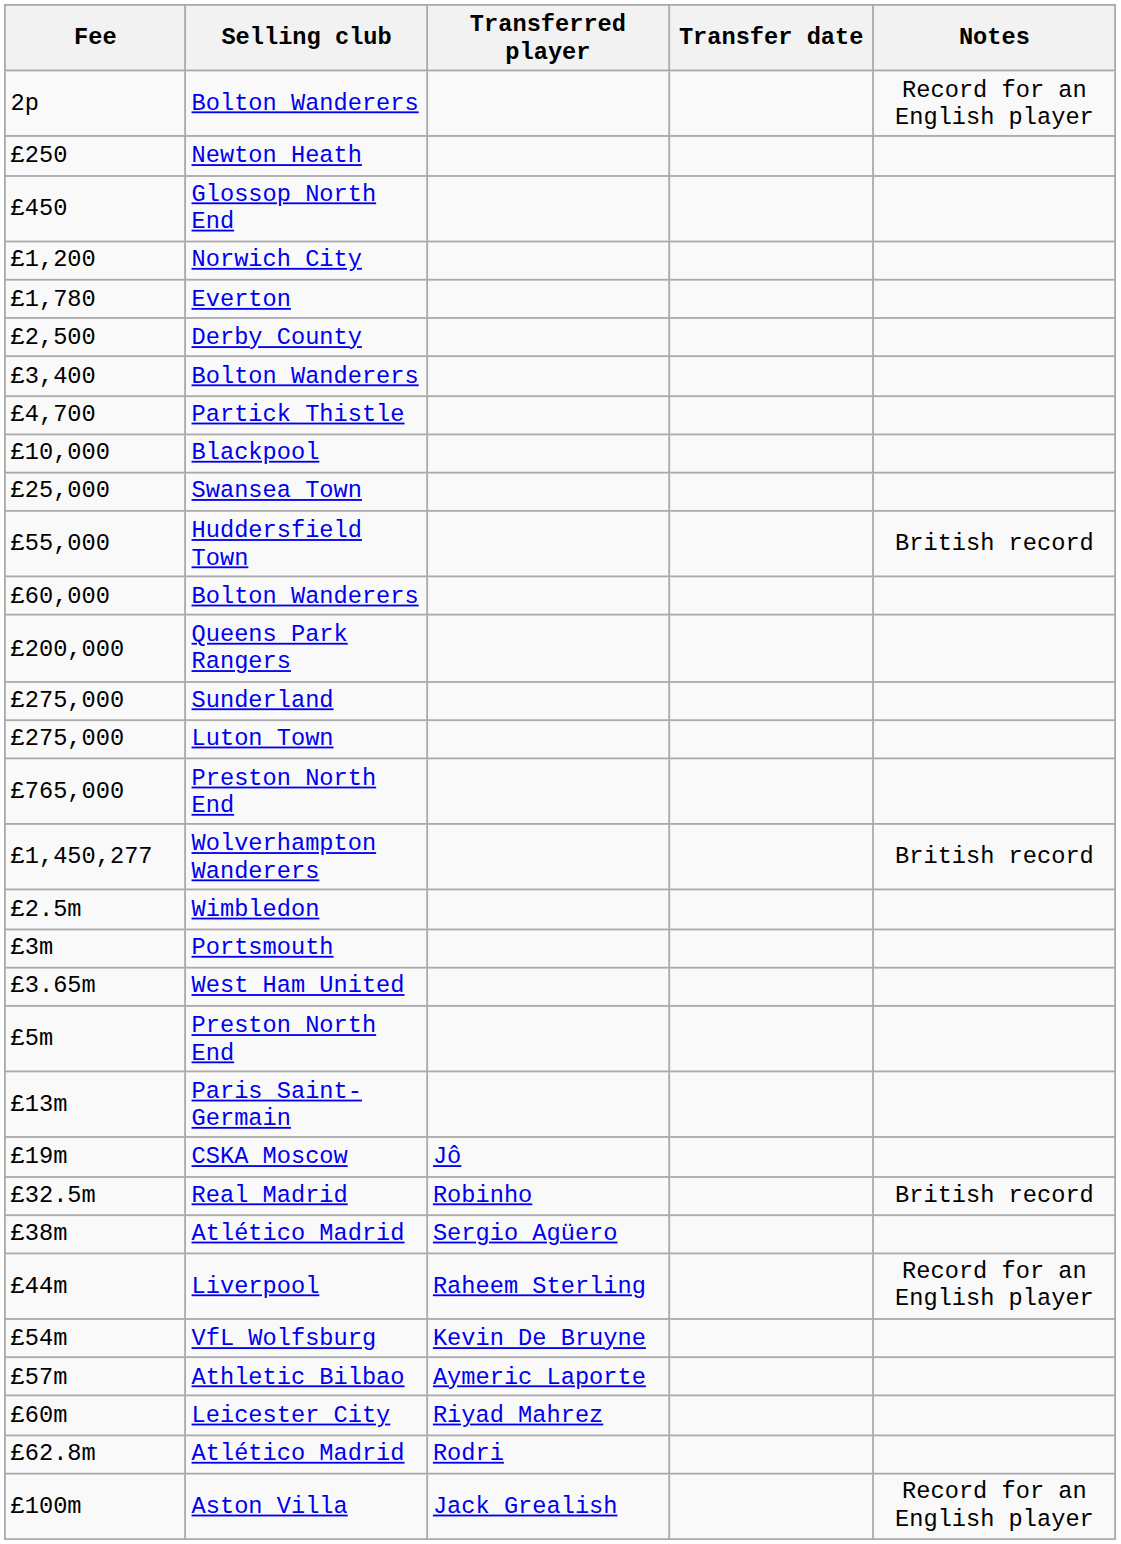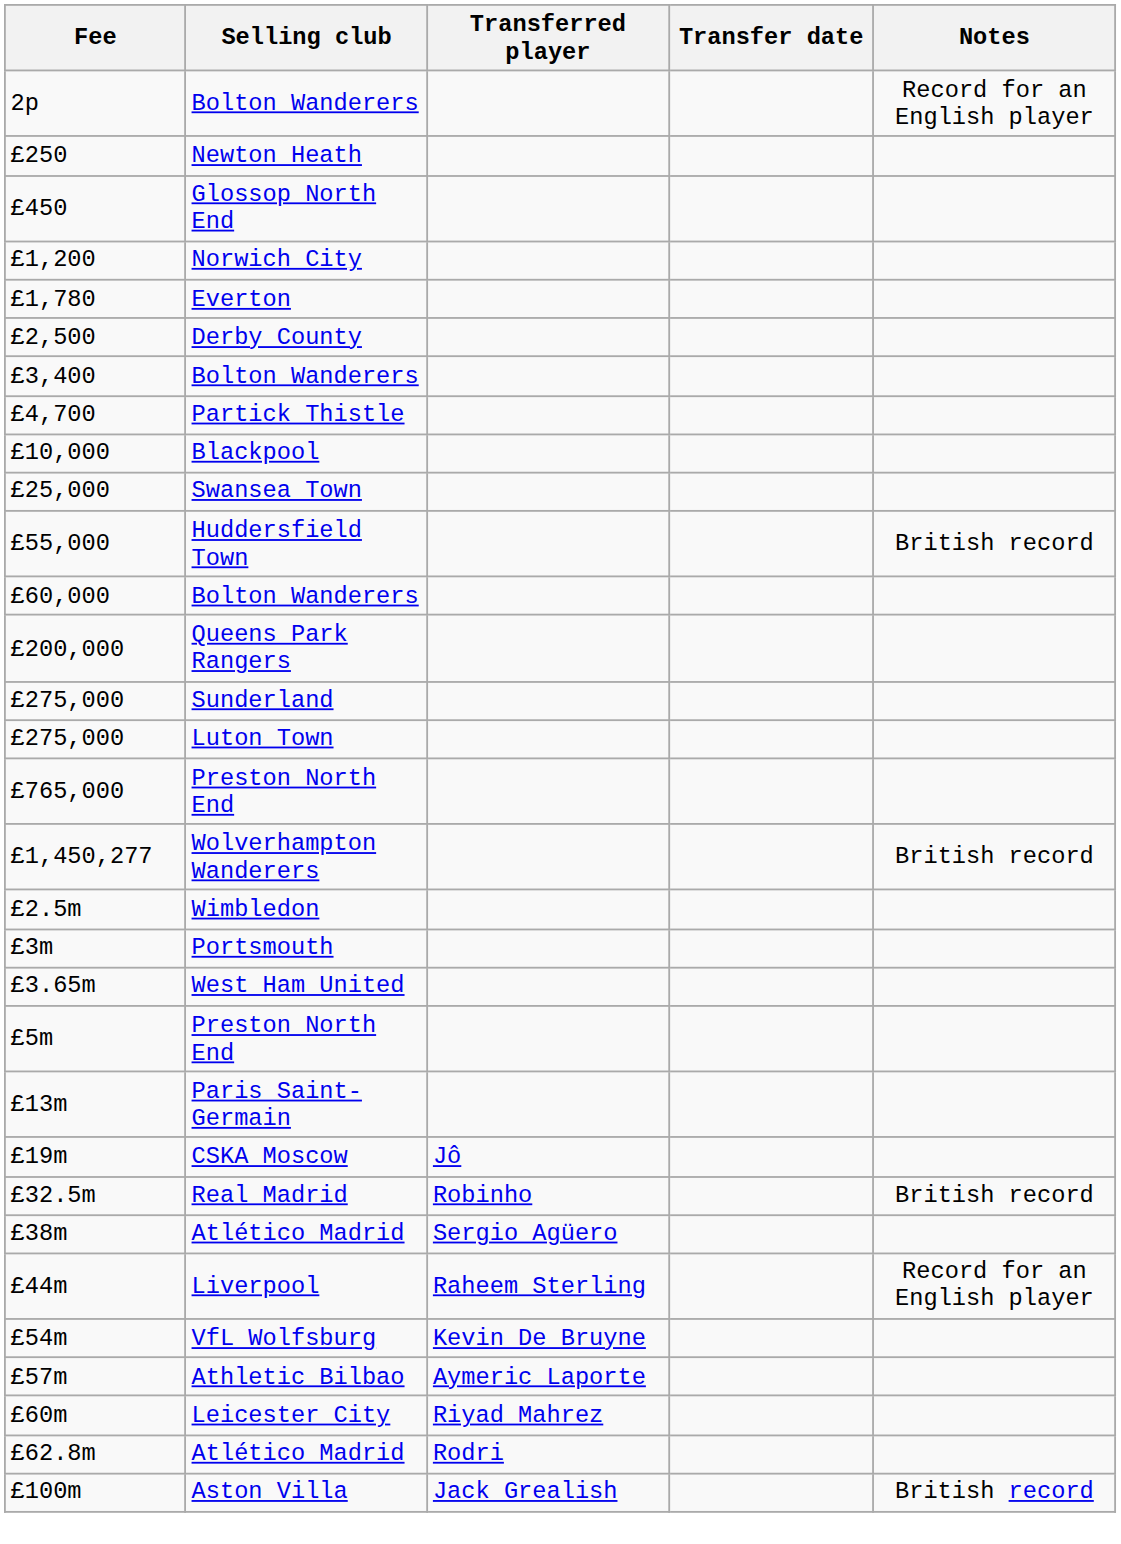(994, 1506) Record for an English player -> (994, 1493) British record
